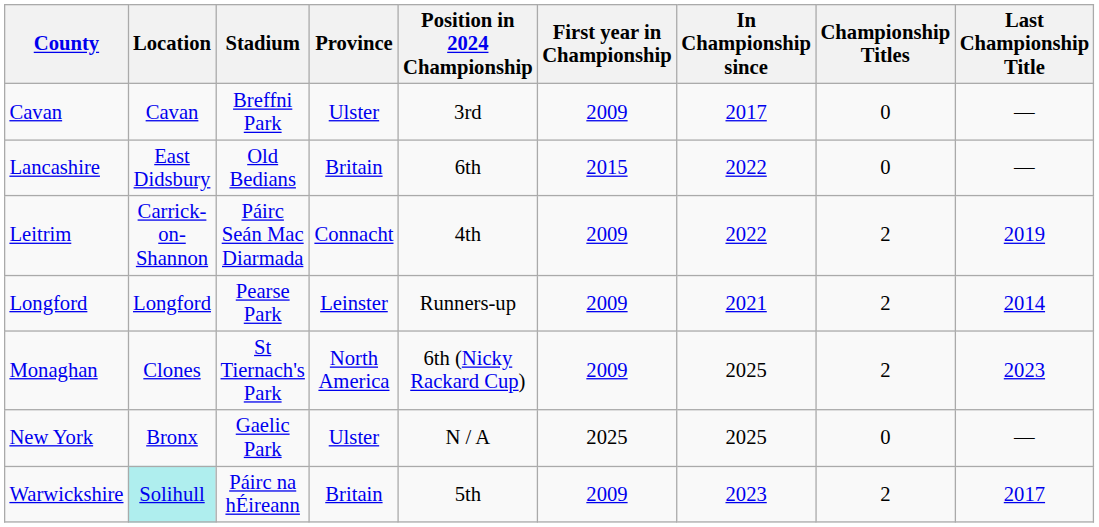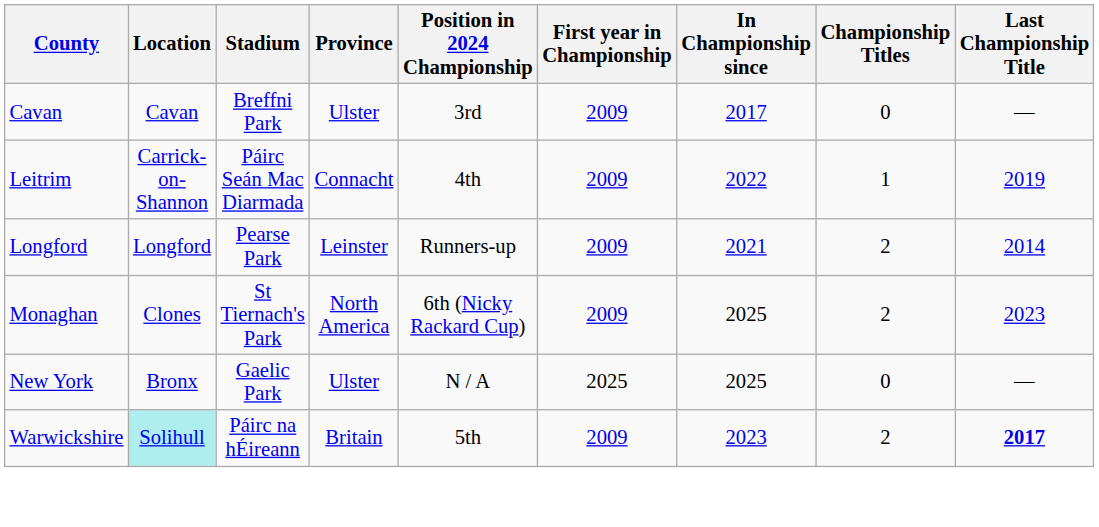- row: (55, 167)
(885, 235) 2 -> (885, 179) 1
(1024, 493) normal -> (1024, 437) bold
